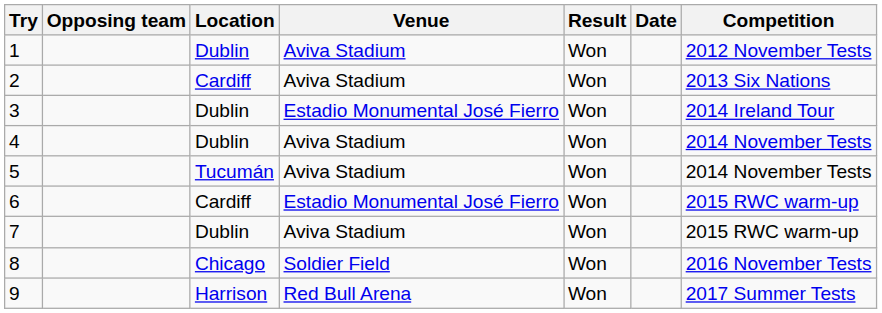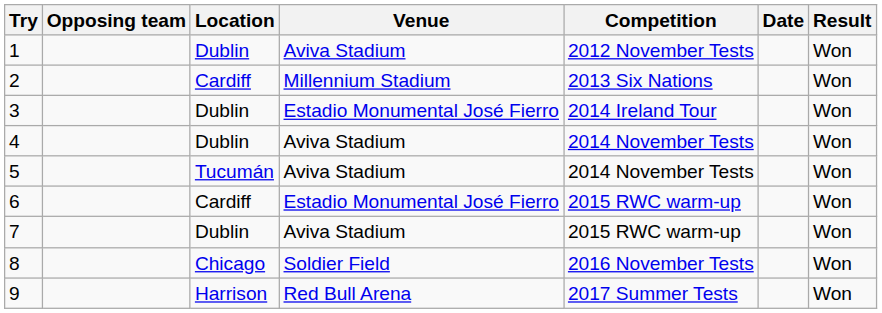columns swapped: (779, 20) <-> (597, 20)
(345, 81) Aviva Stadium -> (367, 81) Millennium Stadium
